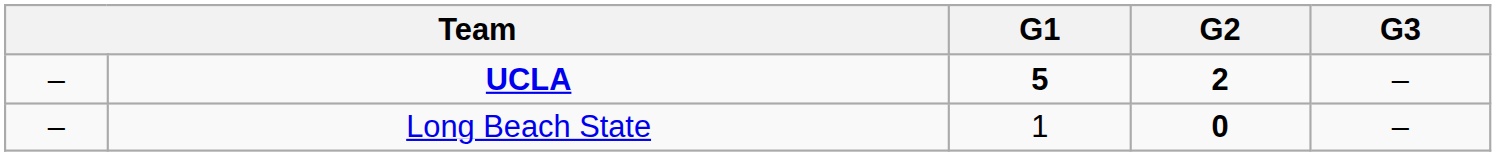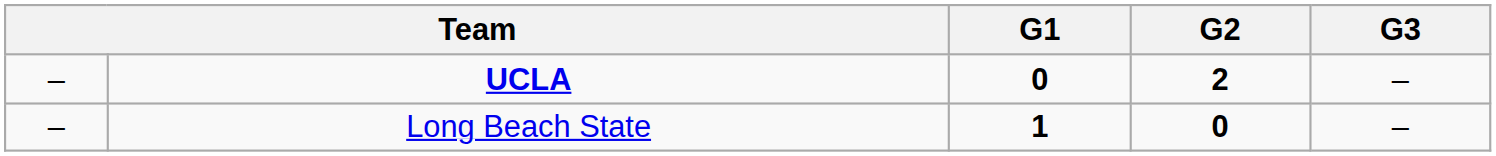(1040, 78) 5 -> (1040, 78) 0
(1040, 127) normal -> (1040, 127) bold
